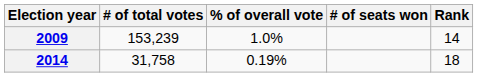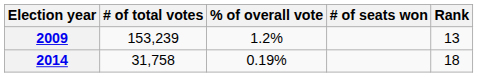(267, 38) 1.0% -> (267, 38) 1.2%
(452, 38) 14 -> (452, 38) 13
